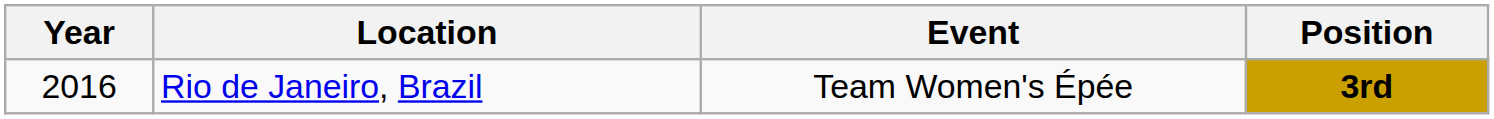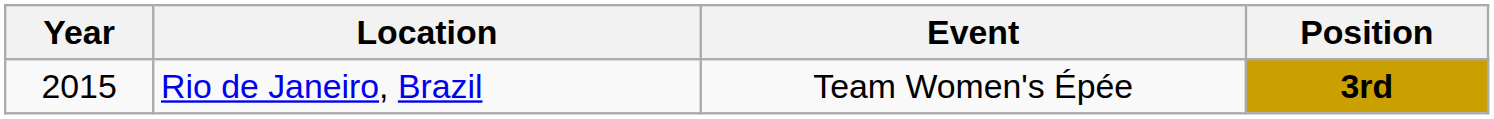(79, 86) 2016 -> (79, 86) 2015
